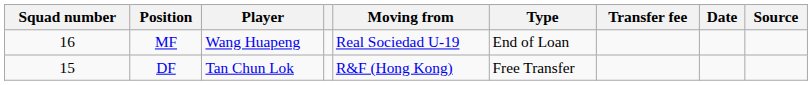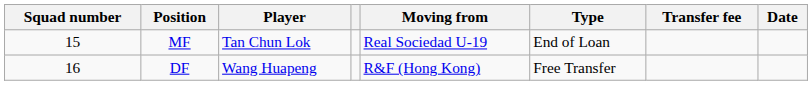- column: (776, 17)
(67, 42) 16 -> (73, 42) 15
(253, 42) Wang Huapeng -> (266, 42) Tan Chun Lok
(67, 67) 15 -> (73, 67) 16
(250, 67) Tan Chun Lok -> (269, 67) Wang Huapeng
